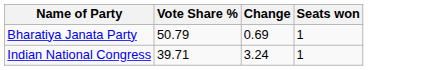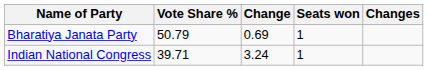+ column: (393, 14)
